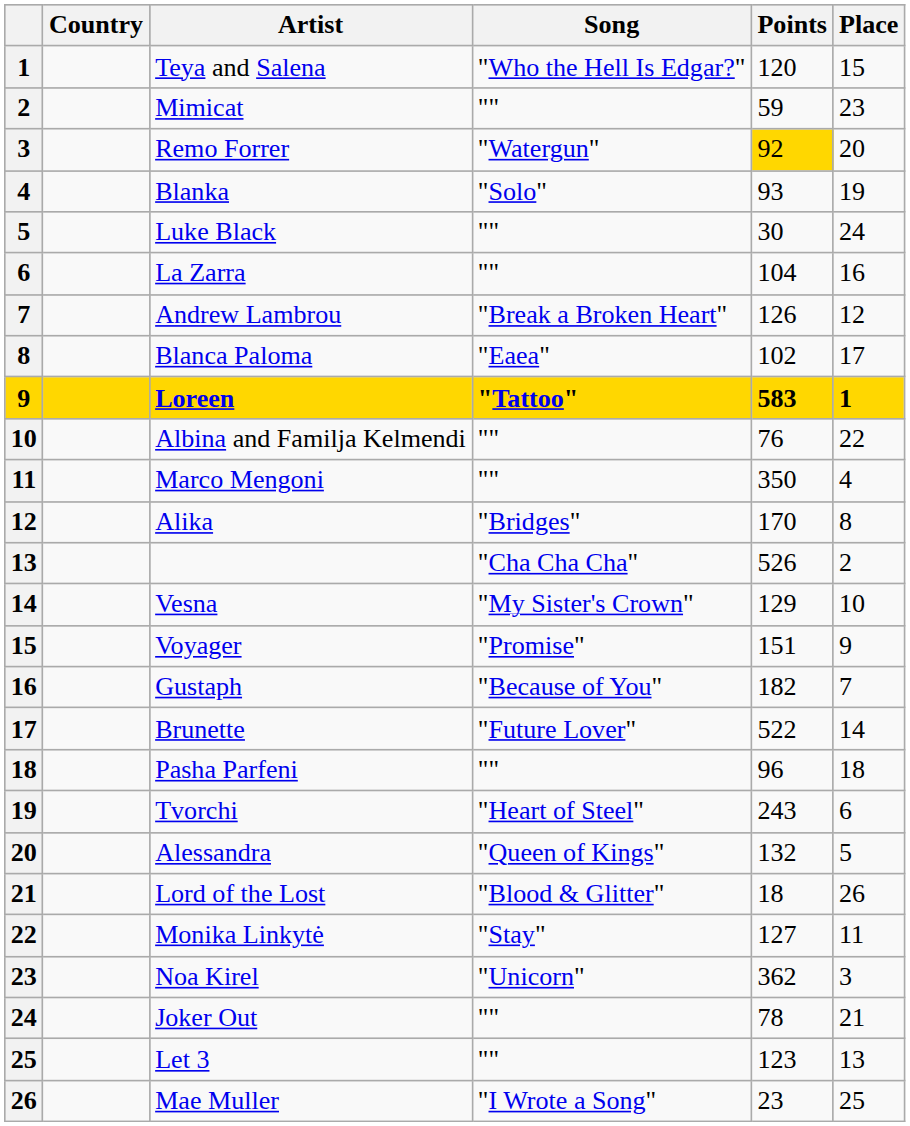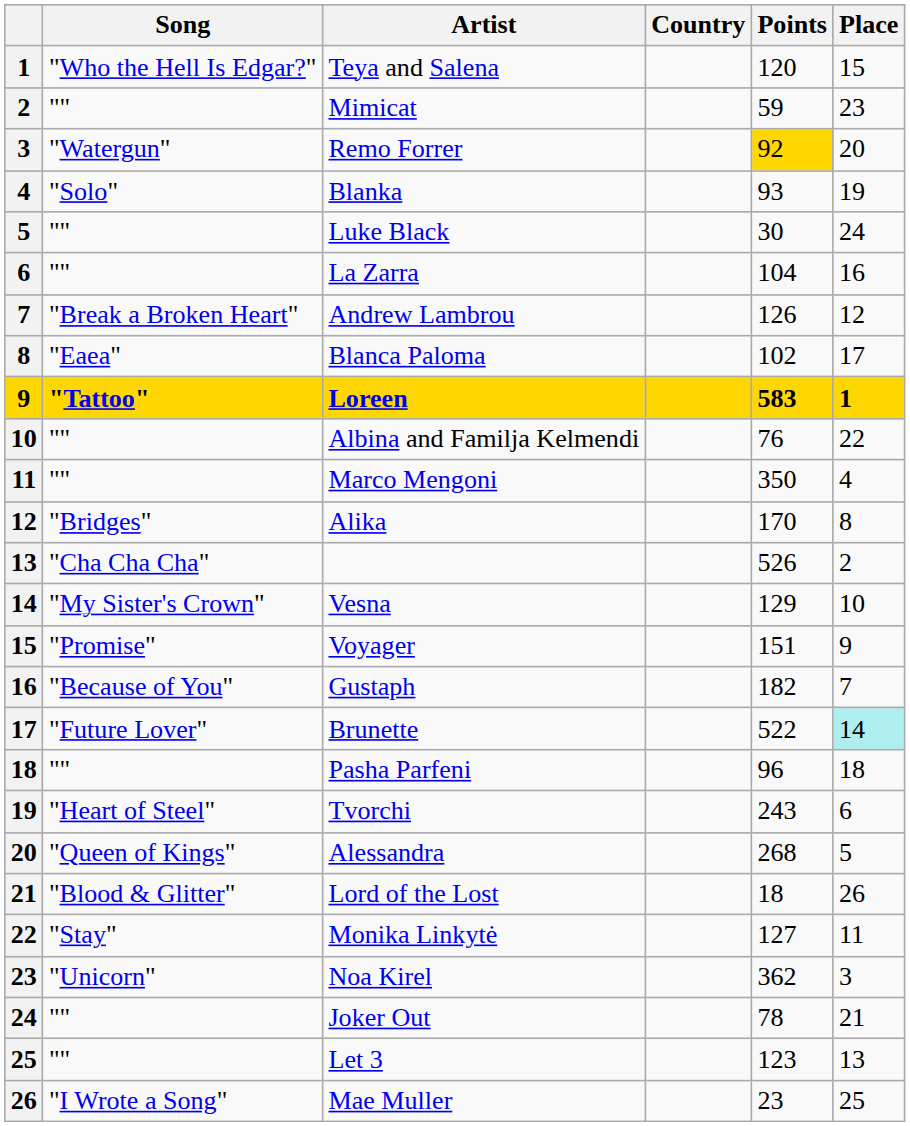columns swapped: (96, 25) <-> (612, 25)
(852, 728) no background -> (852, 728) paleturquoise background
(777, 852) 132 -> (777, 852) 268
